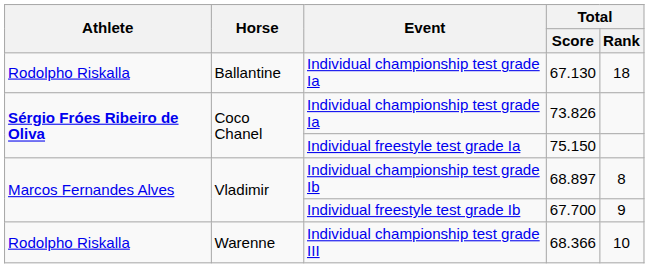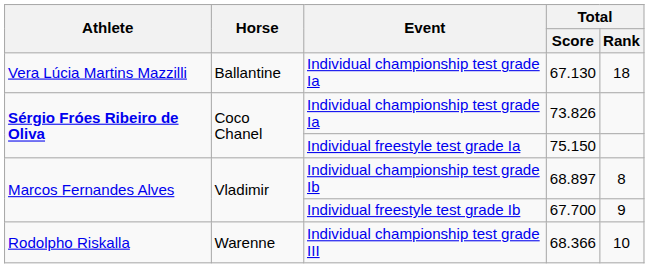(69, 73) Rodolpho Riskalla -> (98, 73) Vera Lúcia Martins Mazzilli
